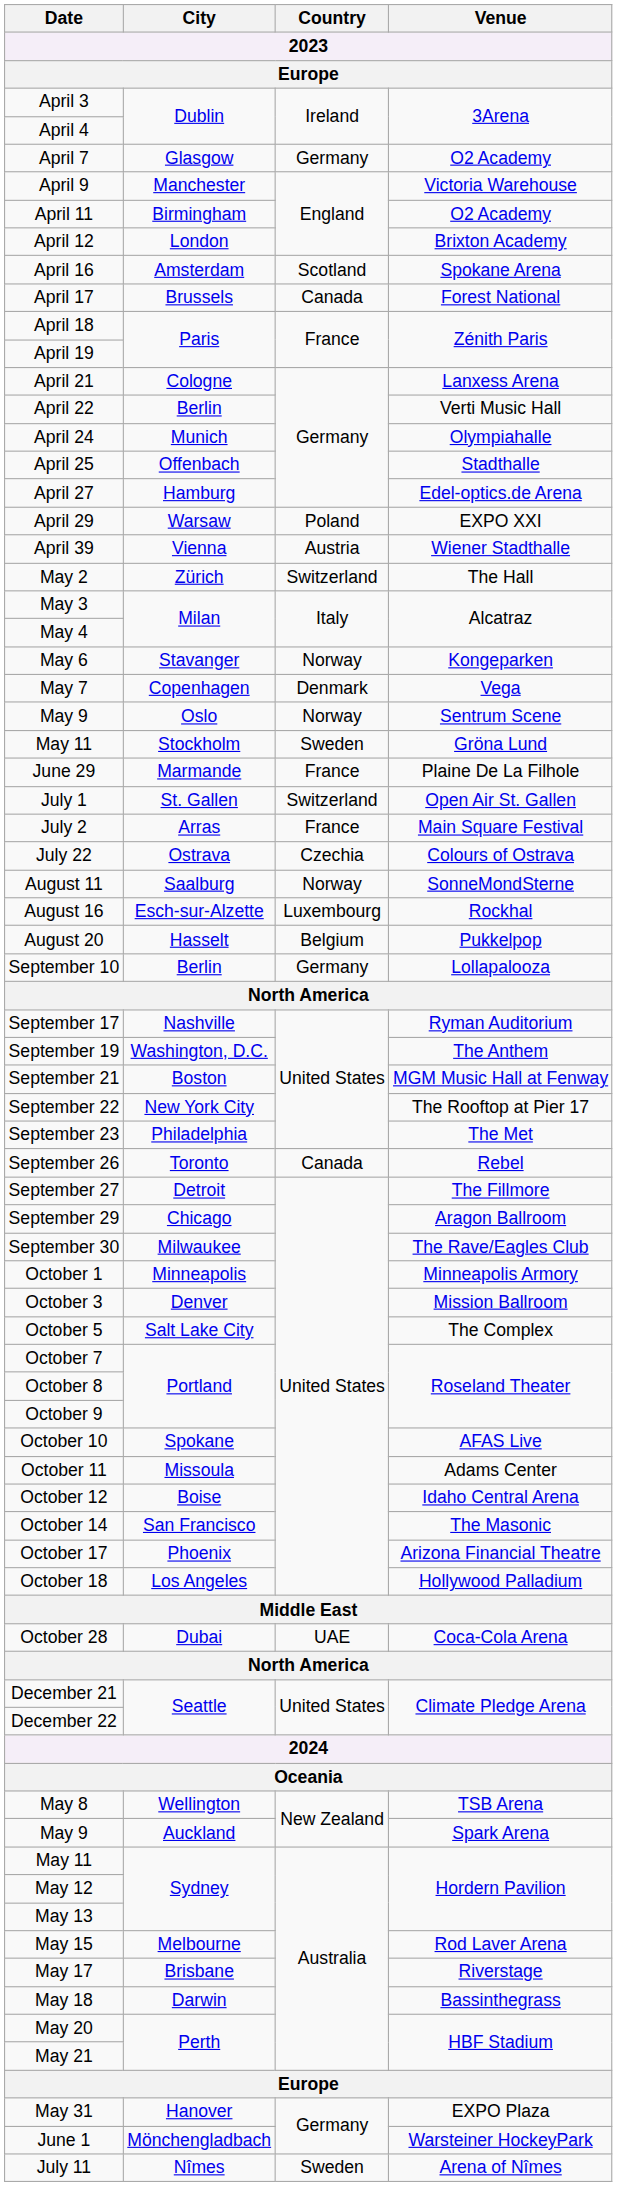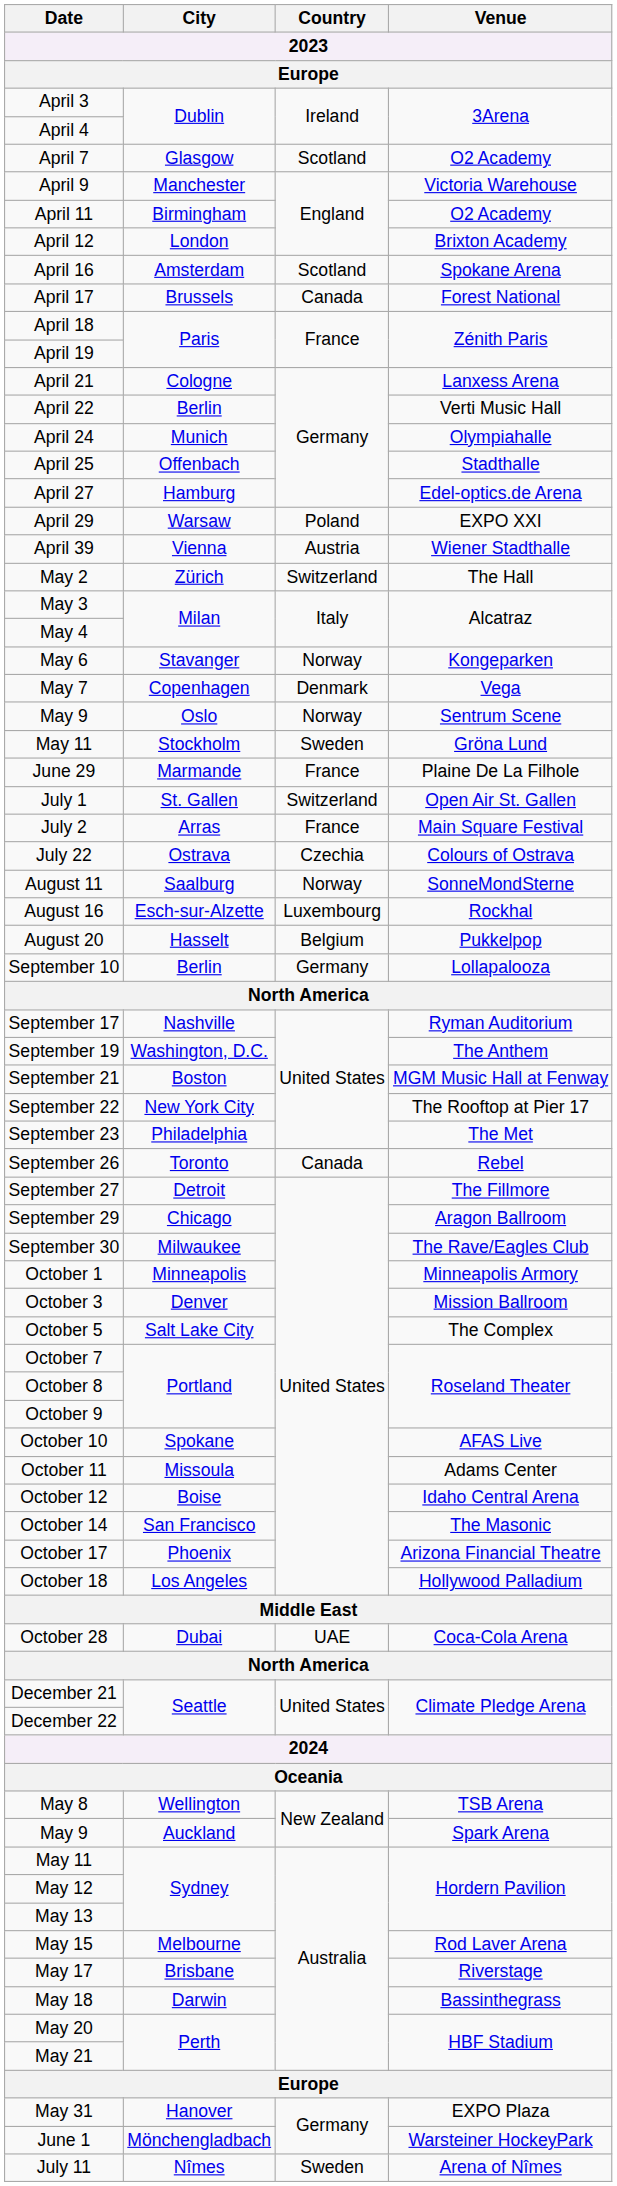(332, 158) Germany -> (332, 158) Scotland
